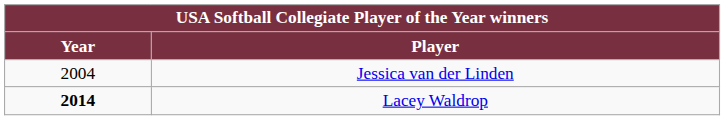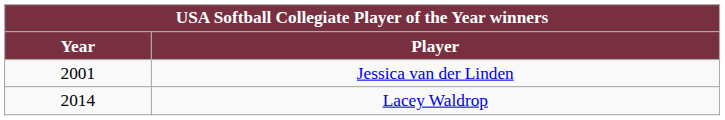(78, 73) 2004 -> (78, 73) 2001
(78, 100) bold -> (78, 100) normal
